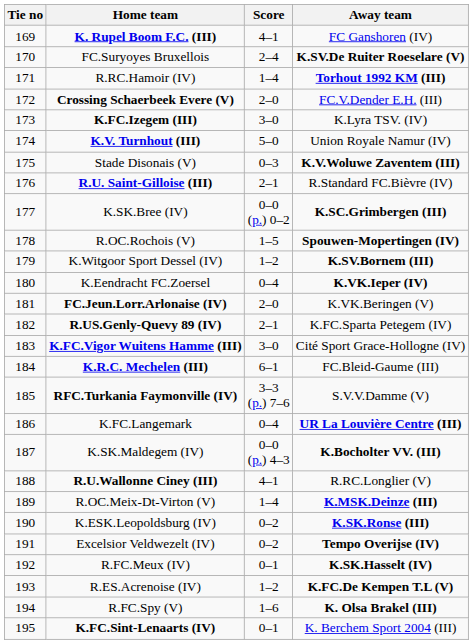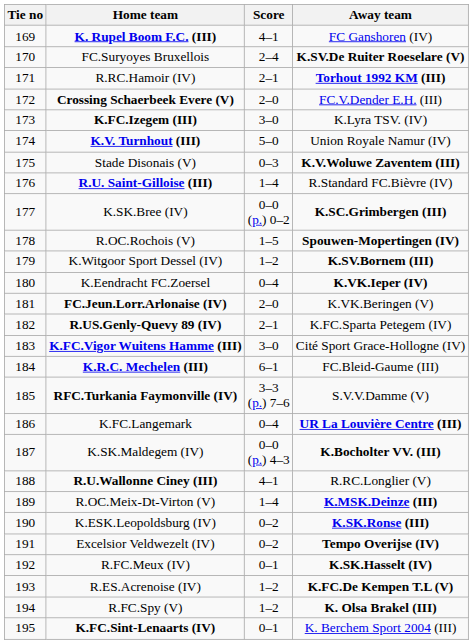(269, 78) 1–4 -> (269, 78) 2–1
(269, 183) 2–1 -> (269, 183) 1–4
(269, 607) 1–6 -> (269, 607) 1–2
